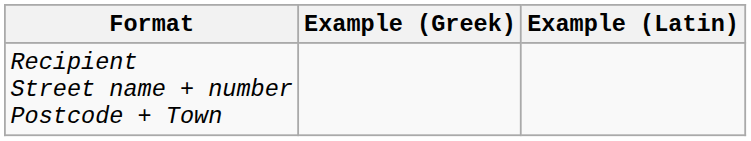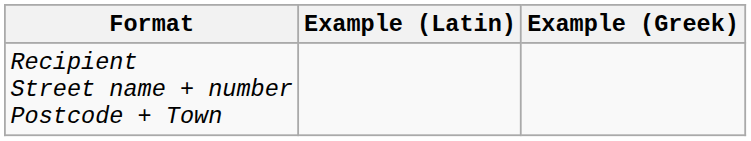columns swapped: (410, 24) <-> (633, 24)
